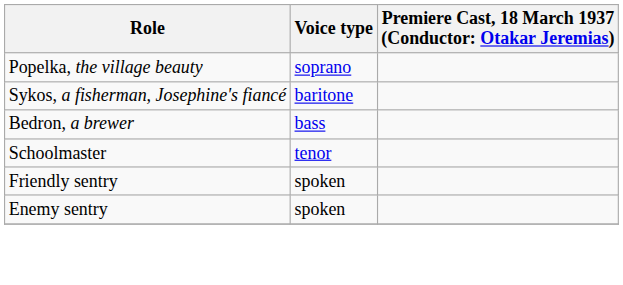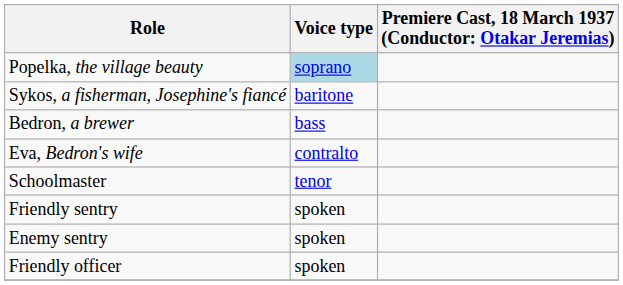(323, 67) no background -> (323, 67) lightblue background
+ row: (76, 152)
+ row: (65, 266)
